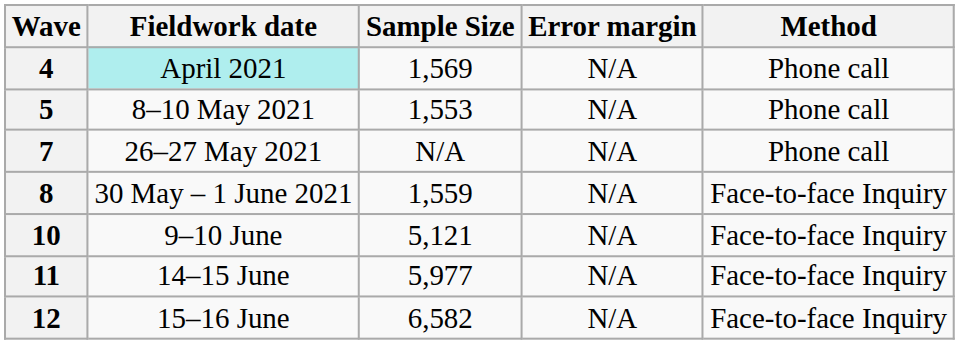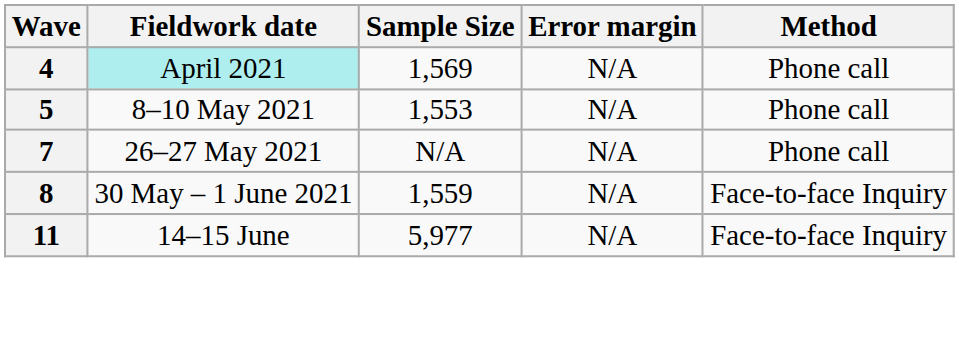- row: (46, 235)
- row: (46, 318)
